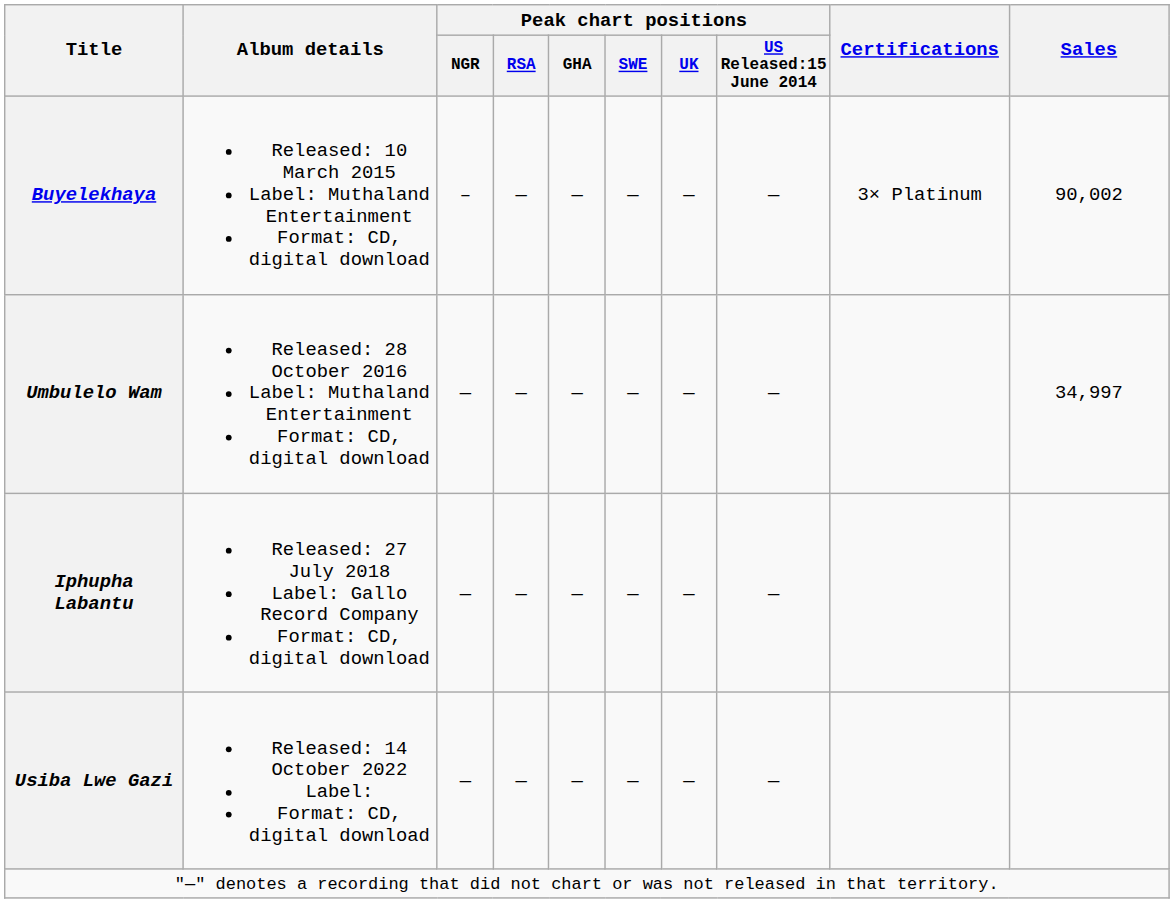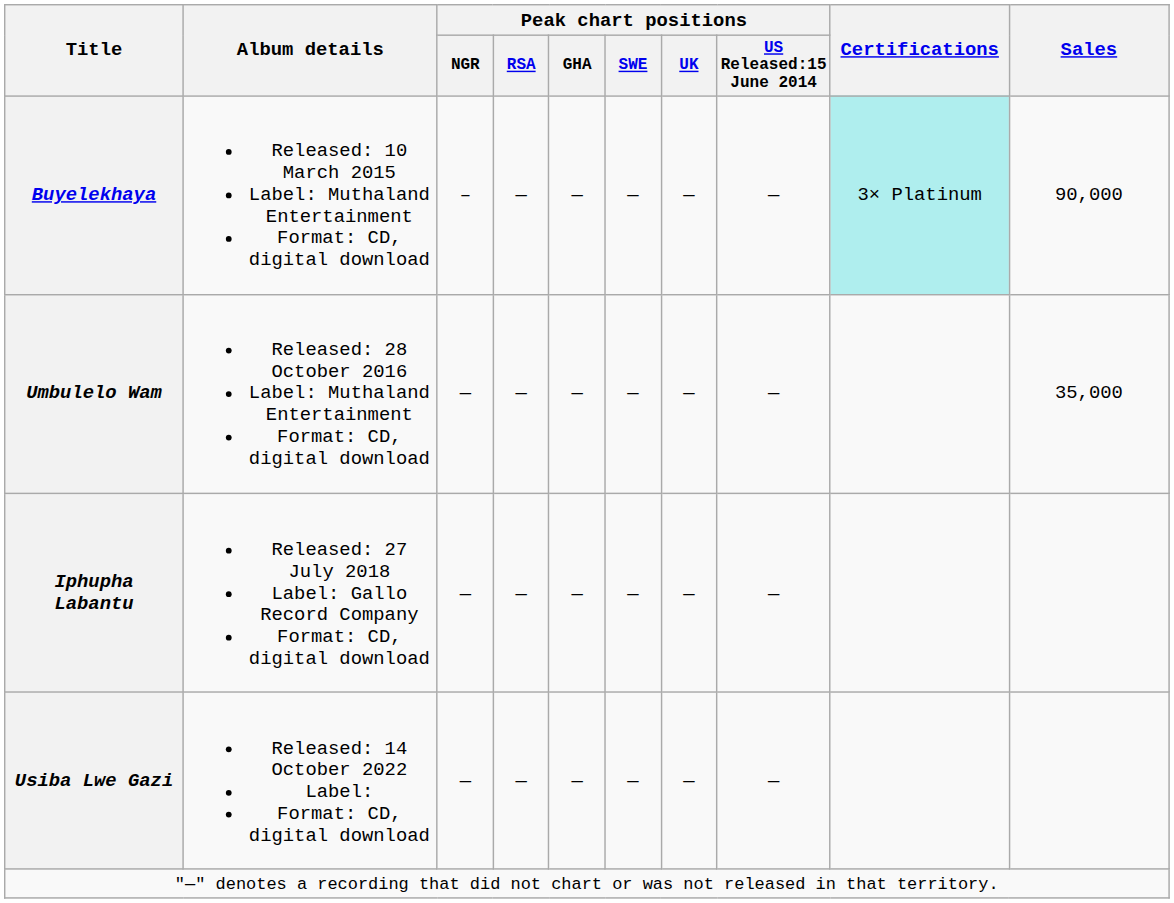(920, 195) no background -> (920, 195) paleturquoise background
(1089, 195) 90,002 -> (1089, 195) 90,000
(1089, 394) 34,997 -> (1089, 394) 35,000
